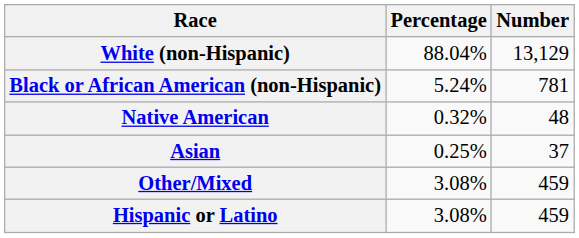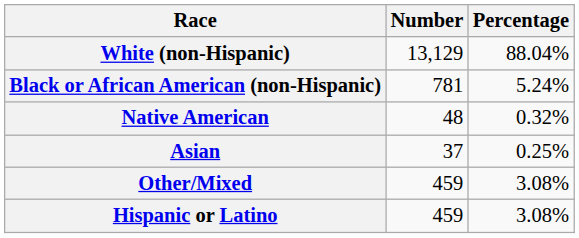columns swapped: (533, 20) <-> (439, 20)
